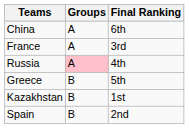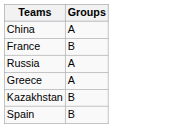- column: (146, 13)
(71, 47) A -> (71, 47) B
(71, 64) pink background -> (71, 64) no background
(71, 81) B -> (71, 81) A
